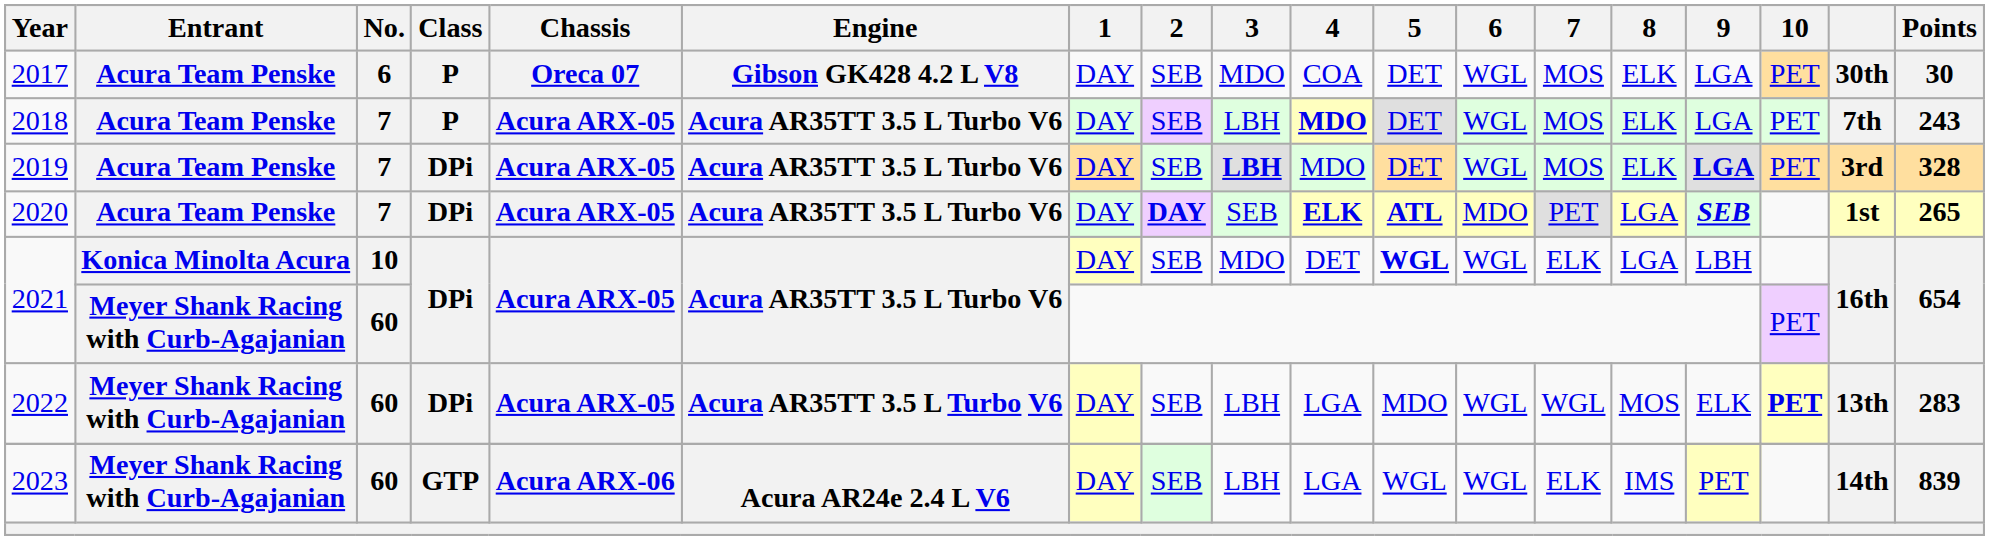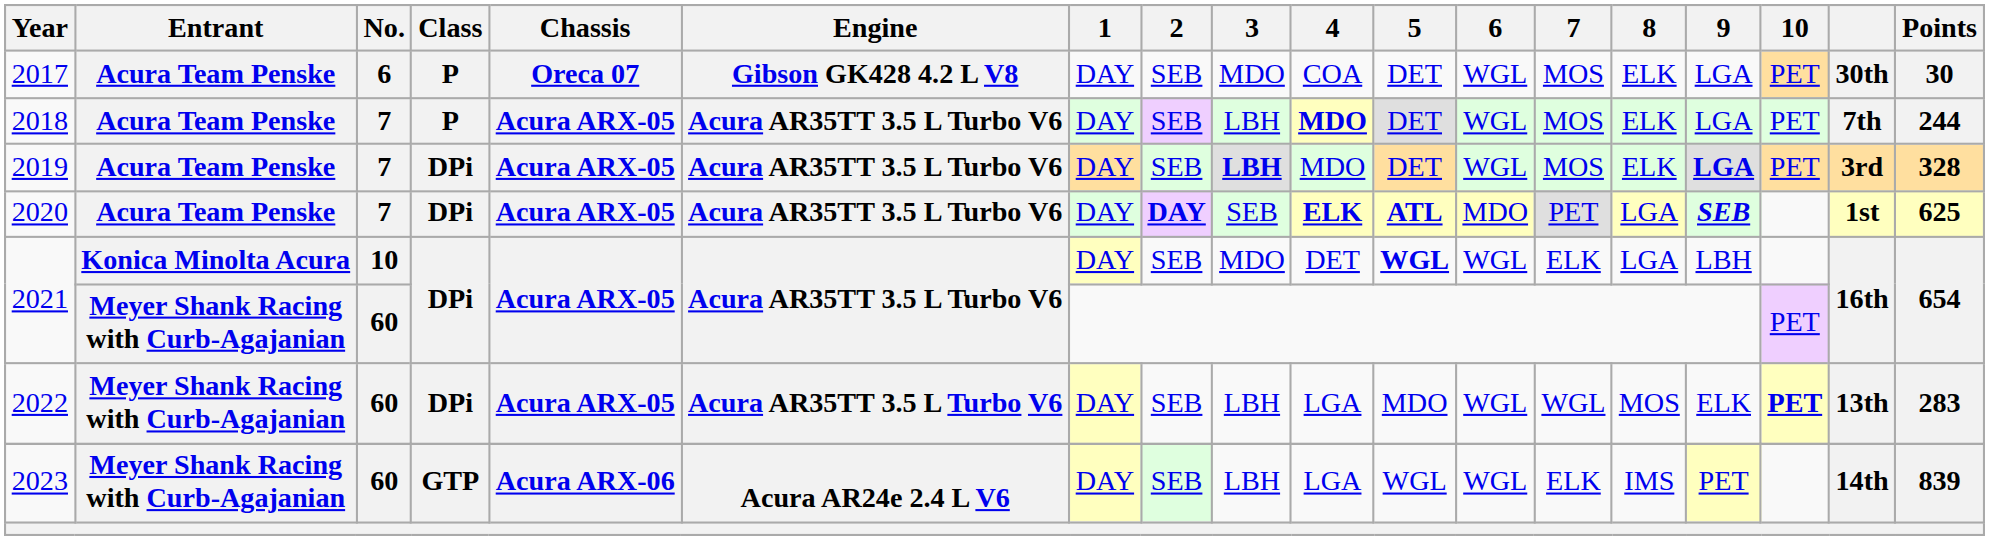(1940, 120) 243 -> (1940, 120) 244
(1940, 213) 265 -> (1940, 213) 625
